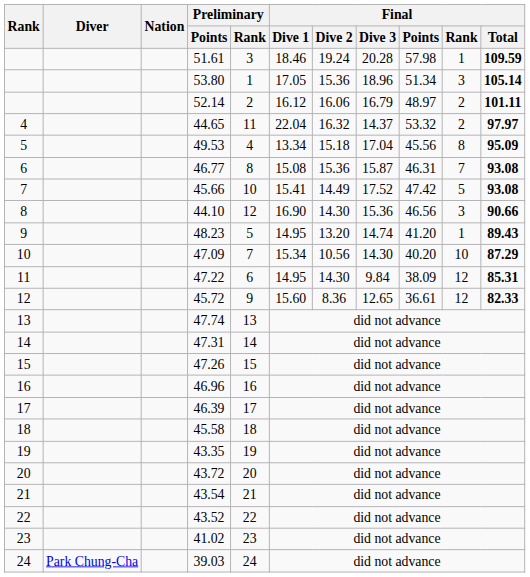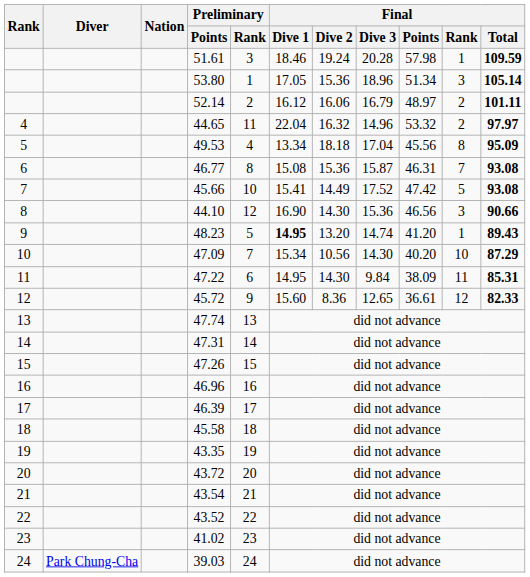(378, 124) 14.37 -> (378, 124) 14.96
(334, 146) 15.18 -> (334, 146) 18.18
(291, 233) normal -> (291, 233) bold
(461, 277) 12 -> (461, 277) 11
